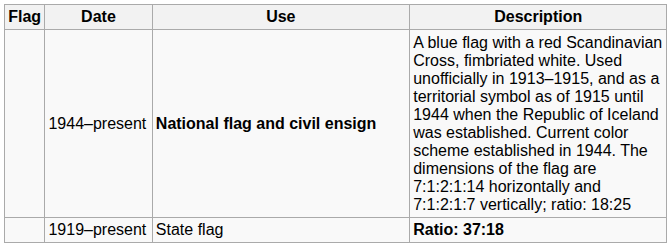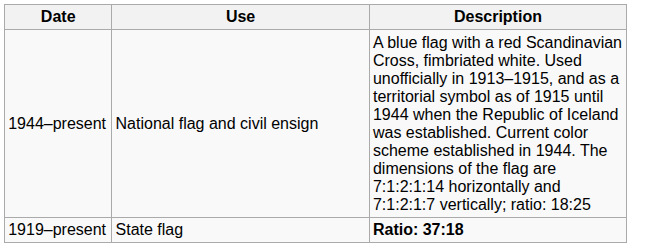- column: (25, 17)
(266, 123) bold -> (217, 123) normal
